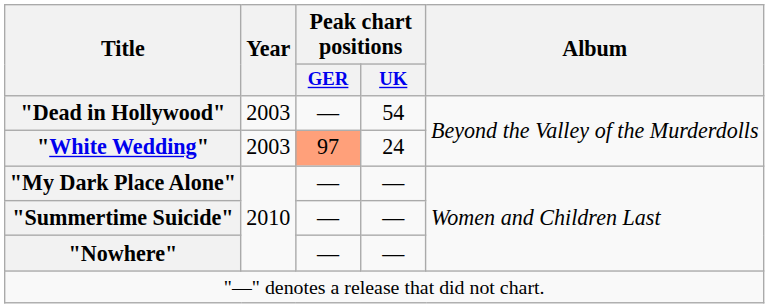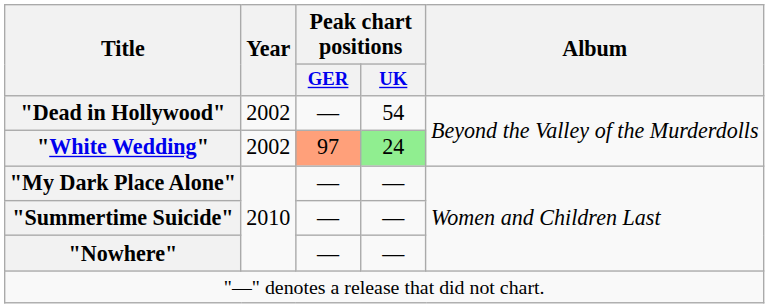(268, 112) 2003 -> (268, 112) 2002
(268, 147) 2003 -> (268, 147) 2002
(393, 147) no background -> (393, 147) lightgreen background
